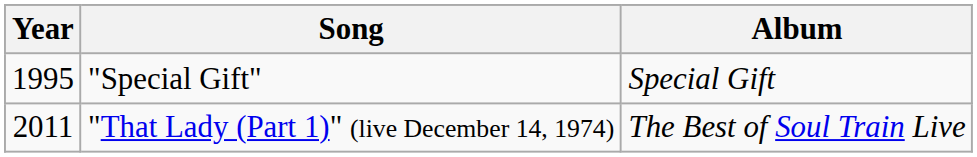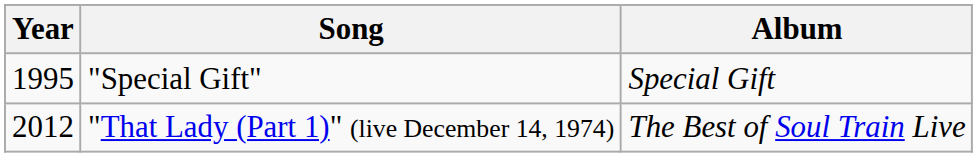(43, 126) 2011 -> (43, 126) 2012
